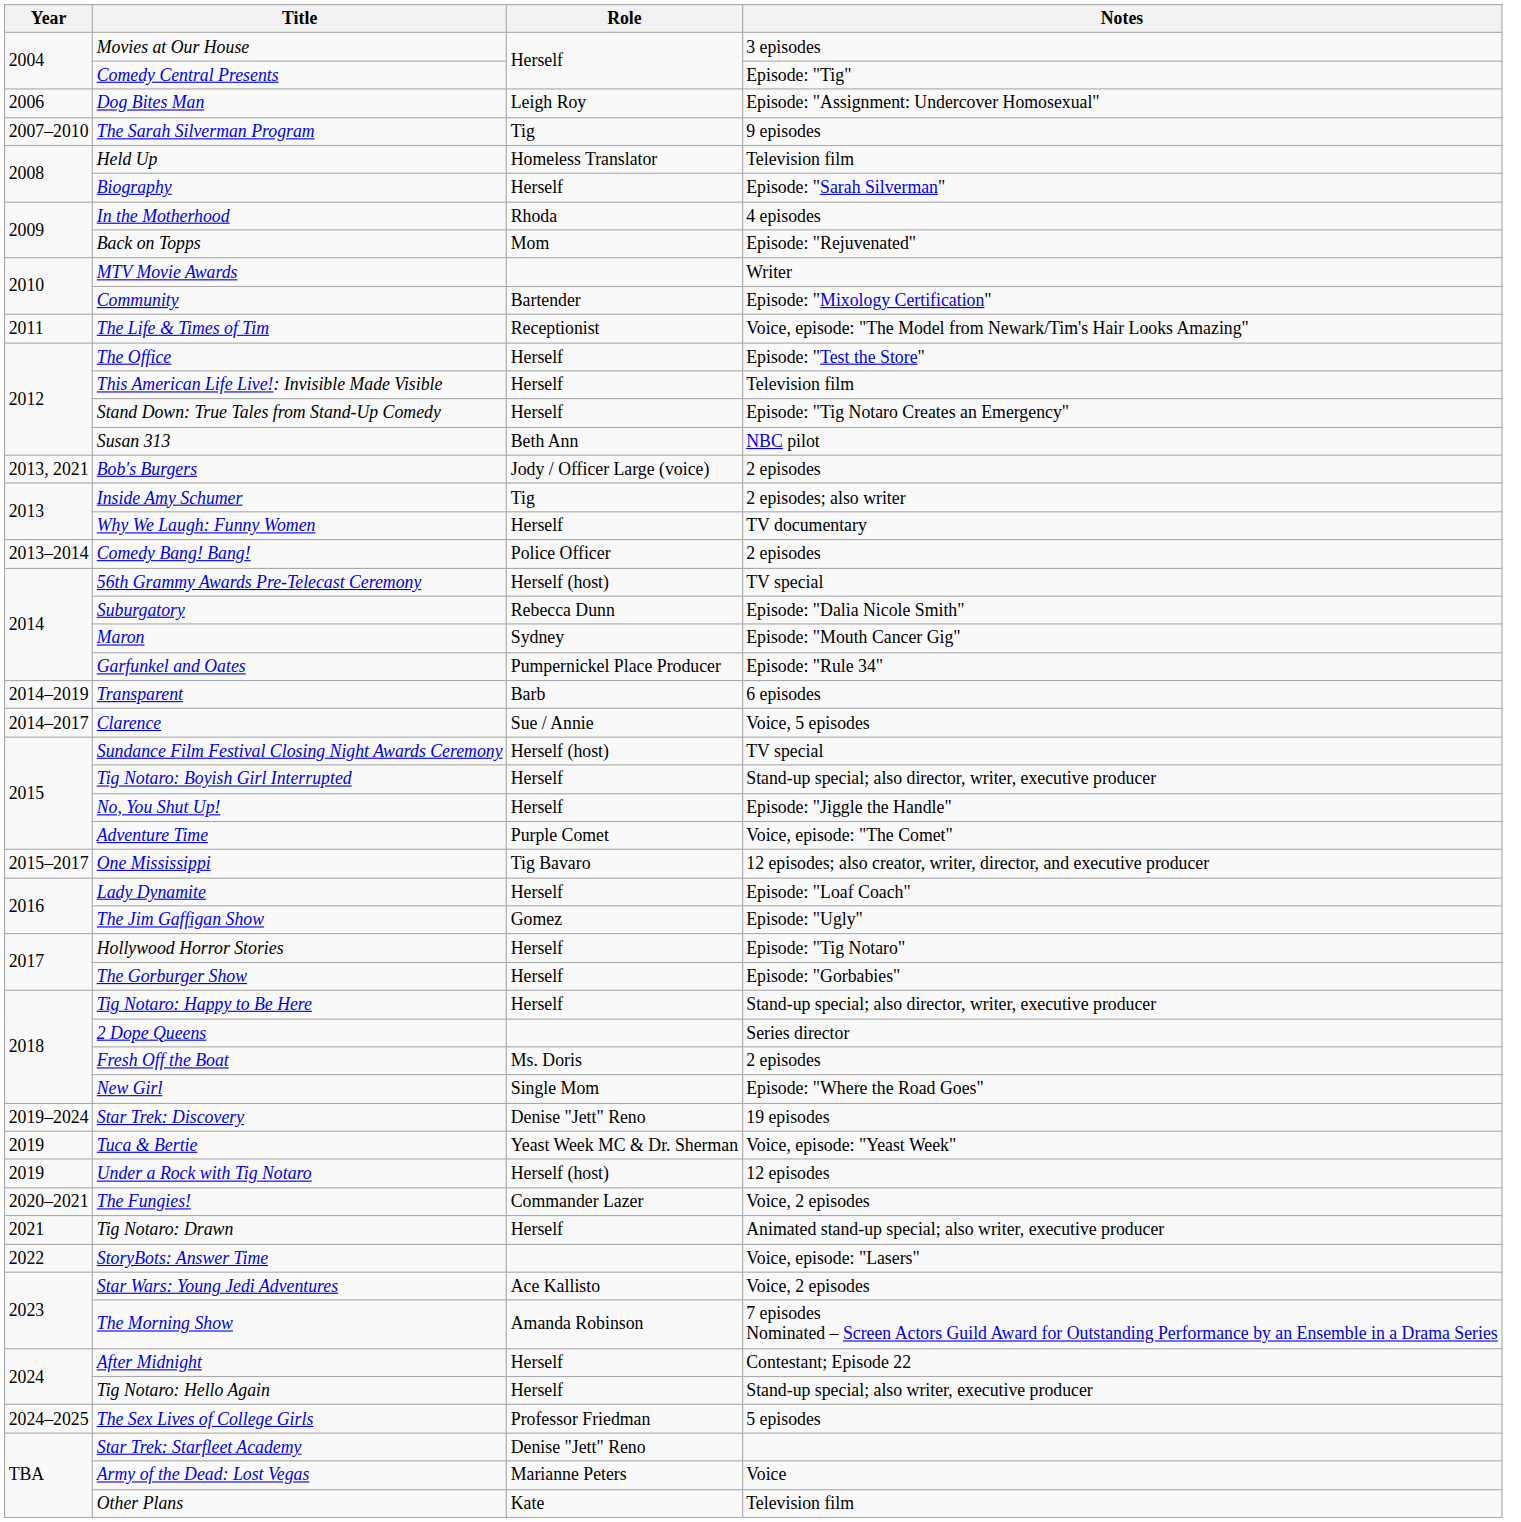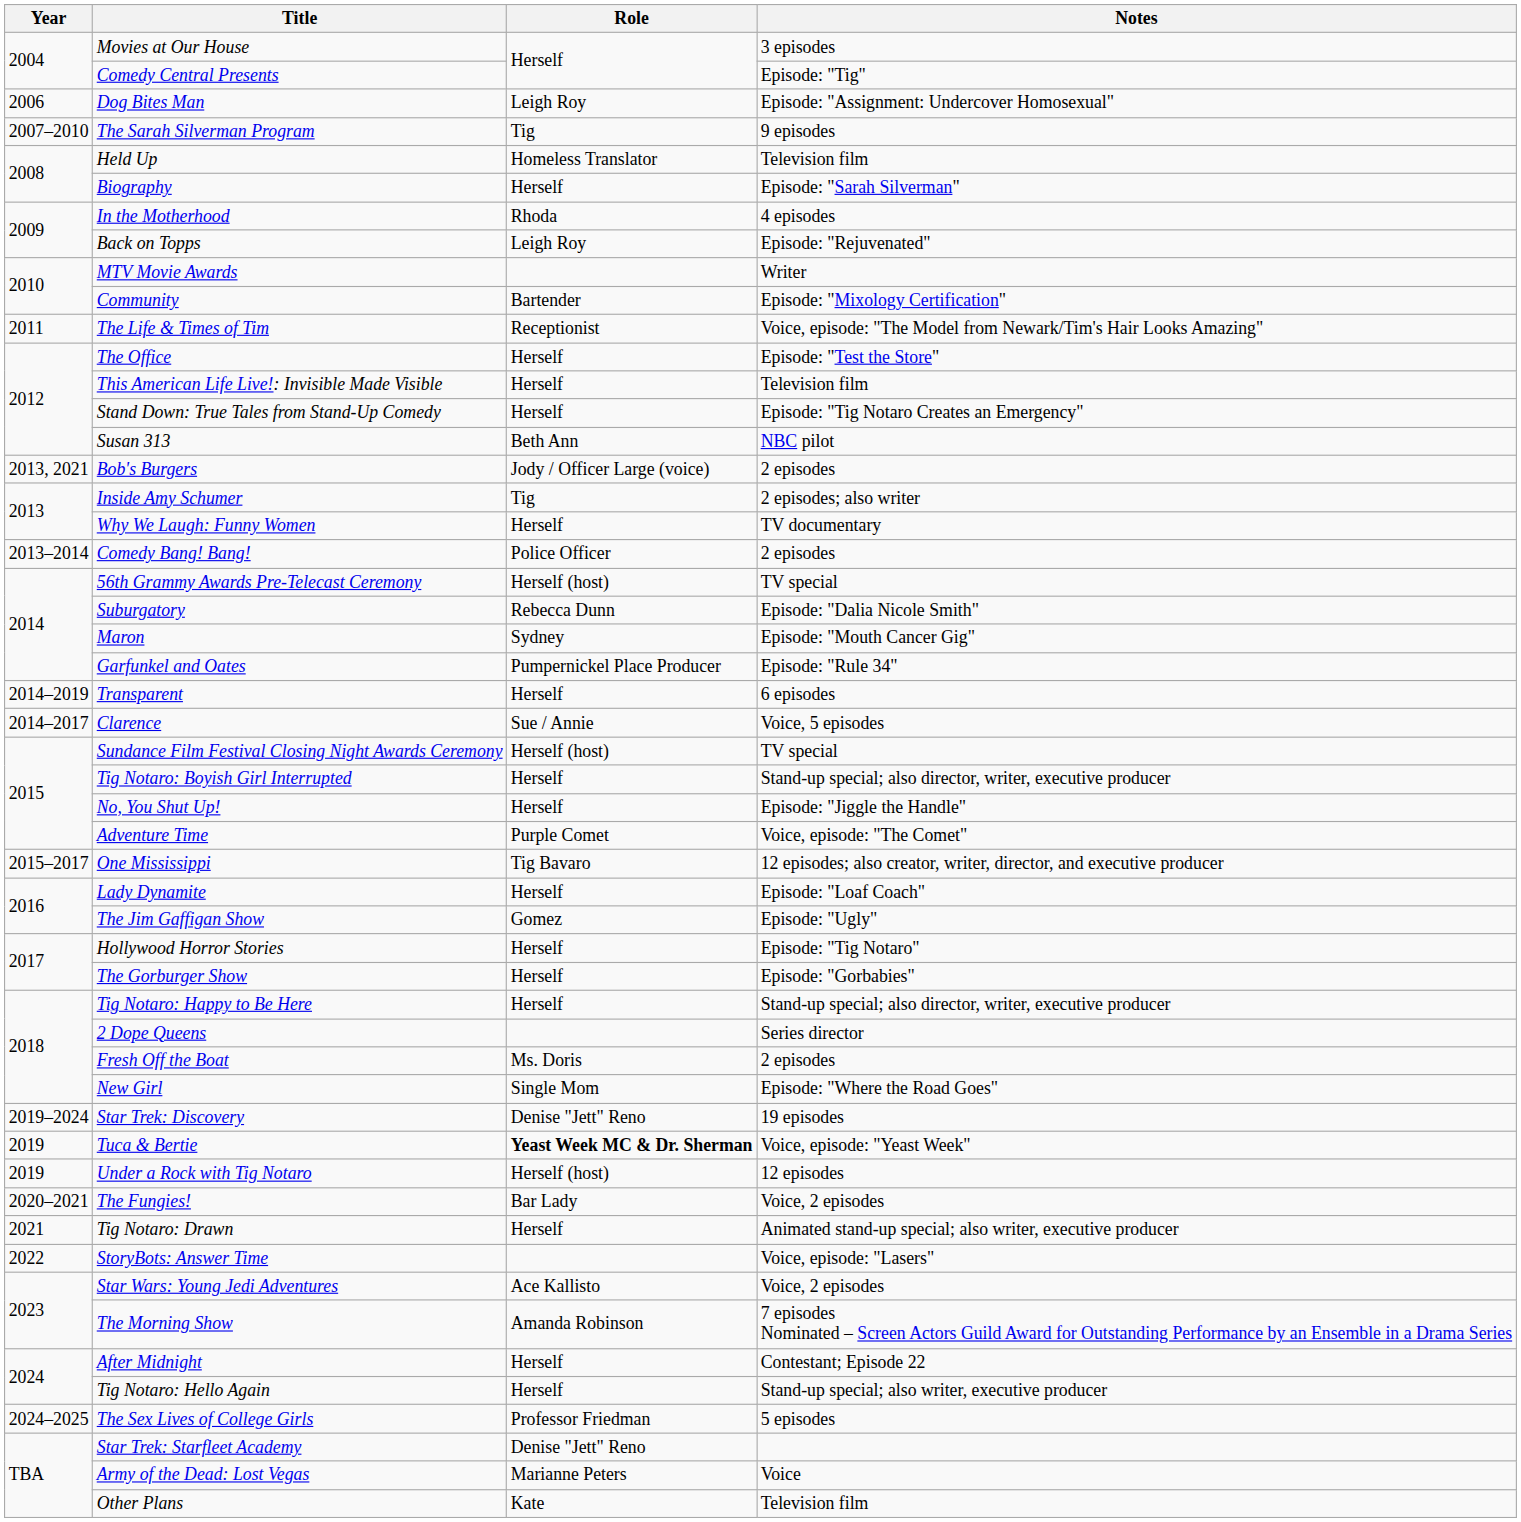(530, 243) Mom -> (549, 243) Leigh Roy
(528, 694) Barb -> (537, 694) Herself
(624, 1145) normal -> (632, 1145) bold
(577, 1201) Commander Lazer -> (544, 1201) Bar Lady
